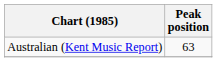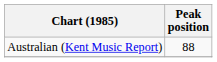(188, 47) 63 -> (188, 47) 88
